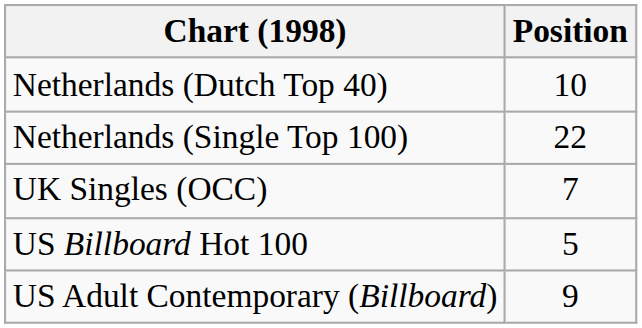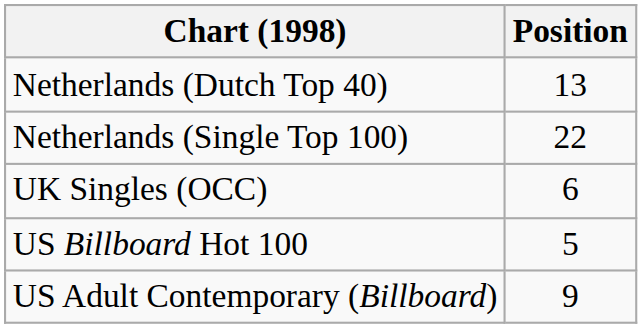(570, 84) 10 -> (570, 84) 13
(570, 190) 7 -> (570, 190) 6
